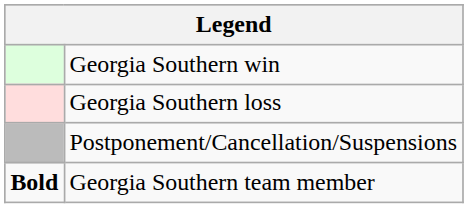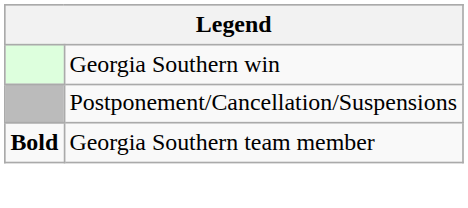- row: (175, 103)
